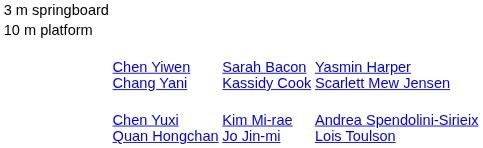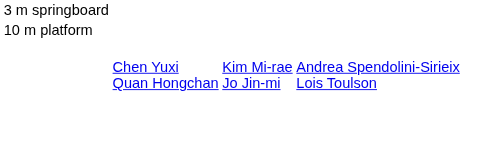- row: (151, 75)
